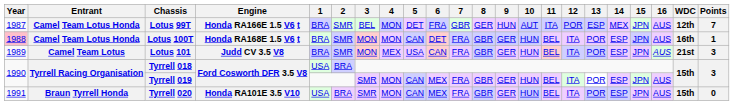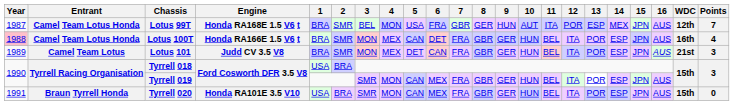(252, 24) Honda RA166E 1.5 V6 t -> (252, 24) Honda RA168E 1.5 V6 t
(415, 24) DET -> (415, 24) USA
(252, 38) Honda RA168E 1.5 V6 t -> (252, 38) Honda RA166E 1.5 V6 t
(391, 38) MON -> (391, 38) MEX
(713, 38) 1 -> (713, 38) 4
(415, 52) USA -> (415, 52) DET
